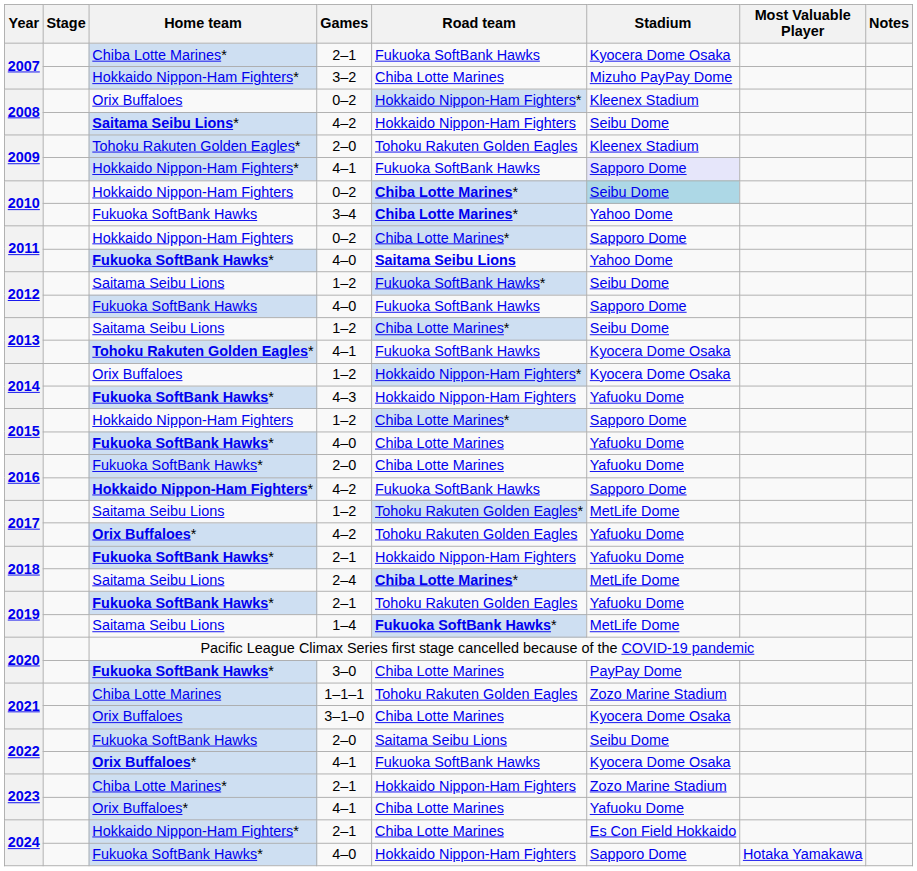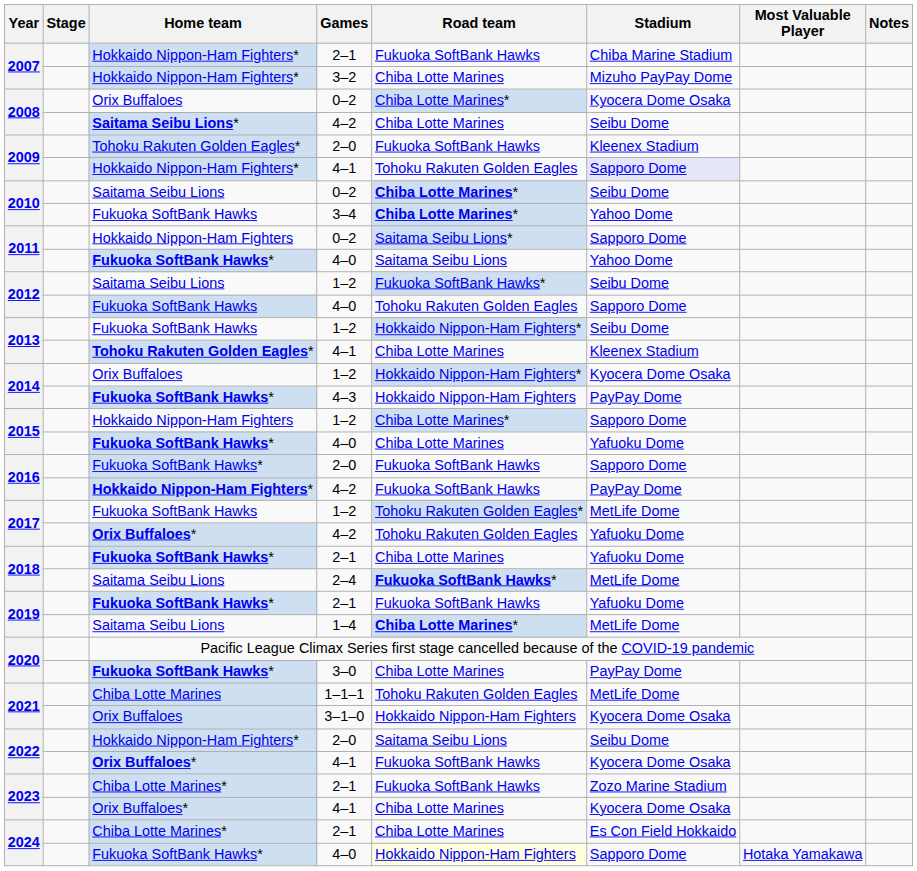(160, 54) Chiba Lotte Marines* -> (196, 54) Hokkaido Nippon-Ham Fighters*
(660, 54) Kyocera Dome Osaka -> (661, 54) Chiba Marine Stadium
(478, 100) Hokkaido Nippon-Ham Fighters* -> (442, 100) Chiba Lotte Marines*
(644, 100) Kleenex Stadium -> (660, 100) Kyocera Dome Osaka
(475, 123) Hokkaido Nippon-Ham Fighters -> (439, 123) Chiba Lotte Marines
(476, 146) Tohoku Rakuten Golden Eagles -> (457, 146) Fukuoka SoftBank Hawks
(457, 169) Fukuoka SoftBank Hawks -> (476, 169) Tohoku Rakuten Golden Eagles
(193, 191) Hokkaido Nippon-Ham Fighters -> (158, 191) Saitama Seibu Lions
(629, 191) lightblue background -> (629, 191) no background
(442, 237) Chiba Lotte Marines* -> (444, 237) Saitama Seibu Lions*
(445, 260) bold -> (441, 260) normal
(457, 306) Fukuoka SoftBank Hawks -> (476, 306) Tohoku Rakuten Golden Eagles
(158, 329) Saitama Seibu Lions -> (175, 329) Fukuoka SoftBank Hawks
(442, 329) Chiba Lotte Marines* -> (478, 329) Hokkaido Nippon-Ham Fighters*
(457, 351) Fukuoka SoftBank Hawks -> (439, 351) Chiba Lotte Marines
(660, 351) Kyocera Dome Osaka -> (644, 351) Kleenex Stadium
(637, 397) Yafuoku Dome -> (636, 397) PayPay Dome
(439, 466) Chiba Lotte Marines -> (457, 466) Fukuoka SoftBank Hawks
(637, 466) Yafuoku Dome -> (638, 466) Sapporo Dome
(638, 488) Sapporo Dome -> (636, 488) PayPay Dome
(158, 511) Saitama Seibu Lions -> (175, 511) Fukuoka SoftBank Hawks
(475, 557) Hokkaido Nippon-Ham Fighters -> (439, 557) Chiba Lotte Marines
(447, 580) Chiba Lotte Marines* -> (466, 580) Fukuoka SoftBank Hawks*
(476, 603) Tohoku Rakuten Golden Eagles -> (457, 603) Fukuoka SoftBank Hawks
(466, 625) Fukuoka SoftBank Hawks* -> (447, 625) Chiba Lotte Marines*
(658, 694) Zozo Marine Stadium -> (635, 694) MetLife Dome
(439, 717) Chiba Lotte Marines -> (475, 717) Hokkaido Nippon-Ham Fighters
(175, 740) Fukuoka SoftBank Hawks -> (196, 740) Hokkaido Nippon-Ham Fighters*
(475, 785) Hokkaido Nippon-Ham Fighters -> (457, 785) Fukuoka SoftBank Hawks
(637, 808) Yafuoku Dome -> (660, 808) Kyocera Dome Osaka
(196, 831) Hokkaido Nippon-Ham Fighters* -> (160, 831) Chiba Lotte Marines*
(475, 854) no background -> (475, 854) lightyellow background
